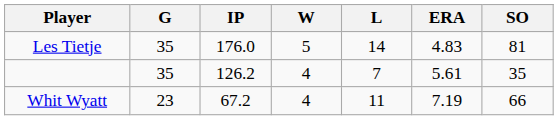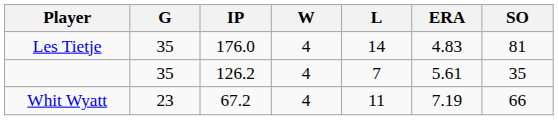(306, 45) 5 -> (306, 45) 4
